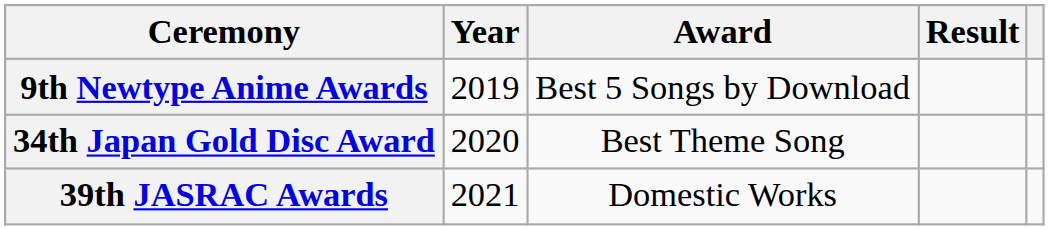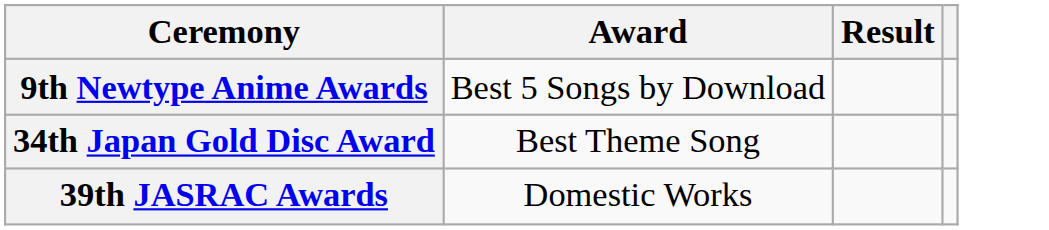- column: (485, 31)
